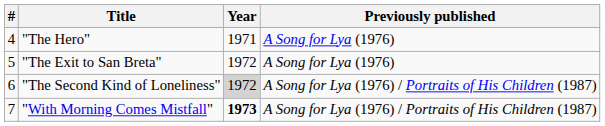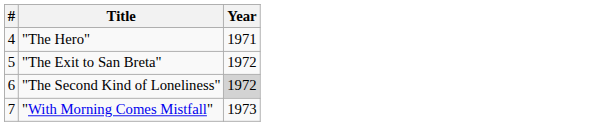- column: (430, 16)
(242, 109) bold -> (242, 109) normal
